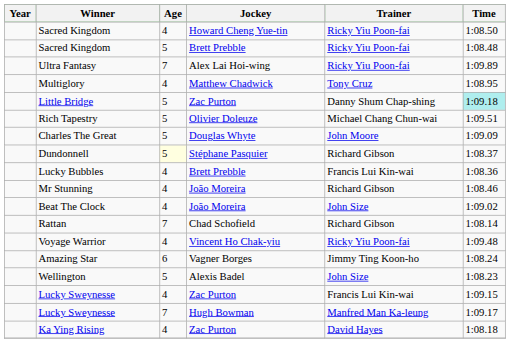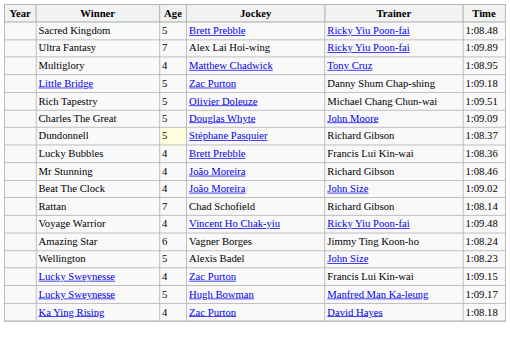- row: (74, 31)
(482, 101) paleturquoise background -> (482, 83) no background
(165, 312) 7 -> (165, 294) 5
